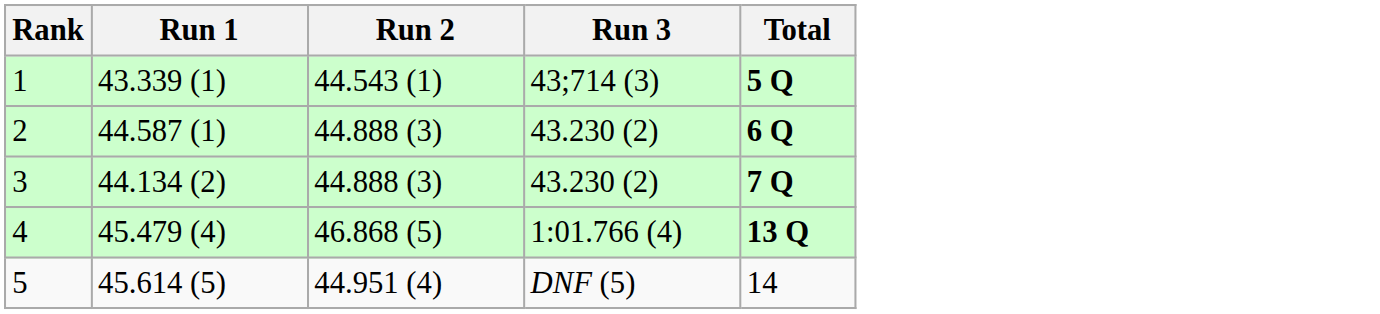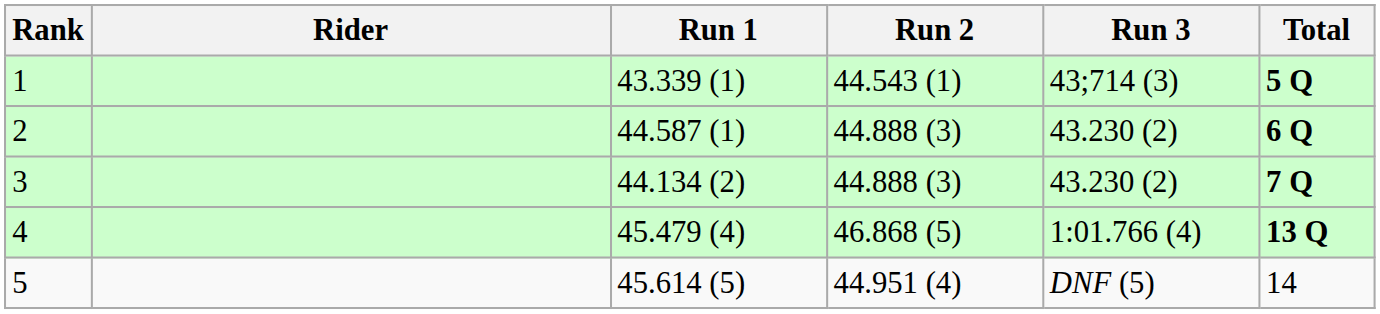+ column: (351, 30)
